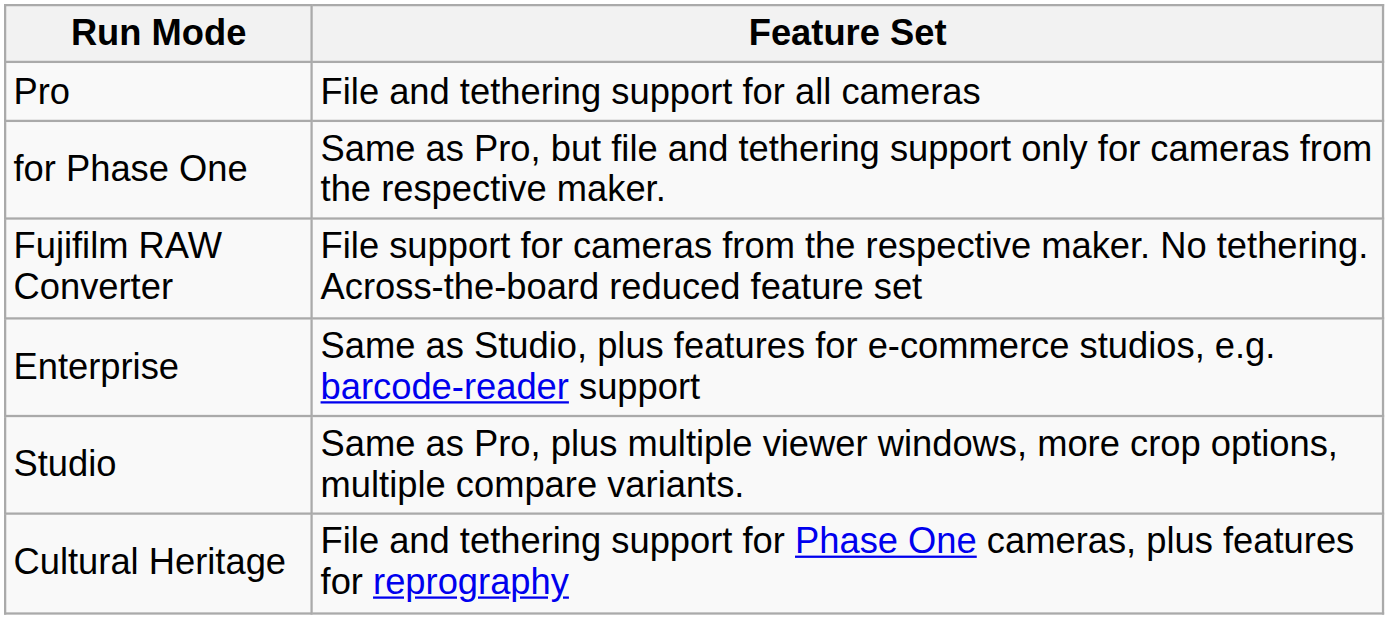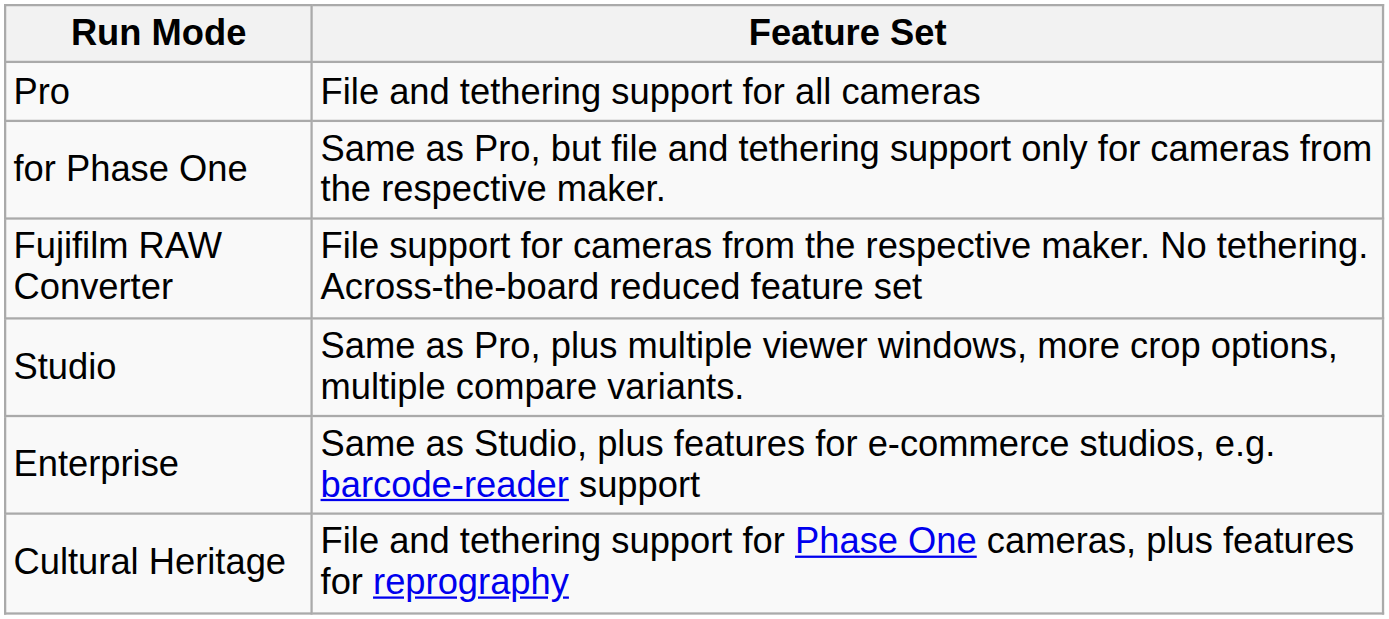rows swapped: (65, 464) <-> (96, 365)
